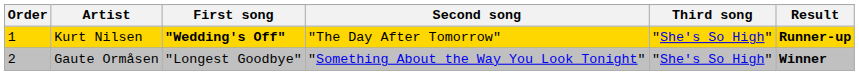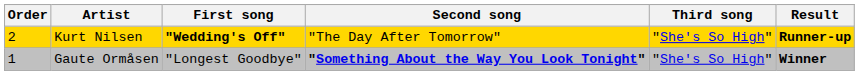(12, 37) 1 -> (12, 37) 2
(12, 59) 2 -> (12, 59) 1
(477, 59) normal -> (477, 59) bold
